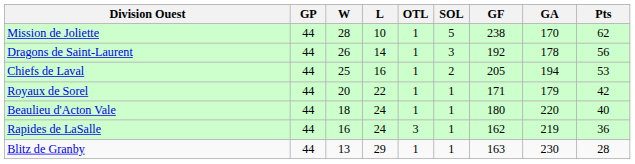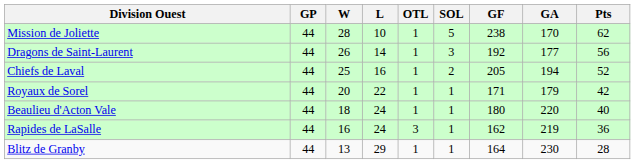(550, 52) 178 -> (550, 52) 177
(603, 71) 53 -> (603, 71) 52
(496, 149) 163 -> (496, 149) 164
